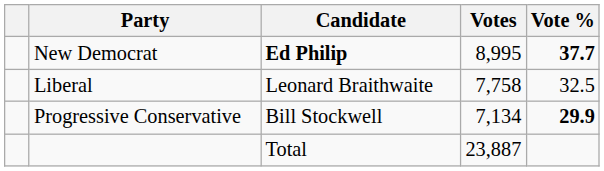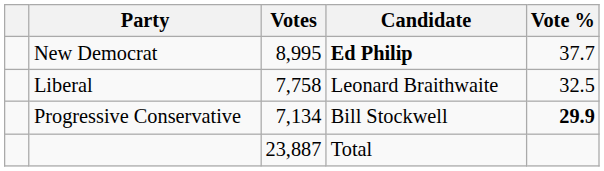columns swapped: (361, 20) <-> (493, 20)
(577, 52) bold -> (577, 52) normal
